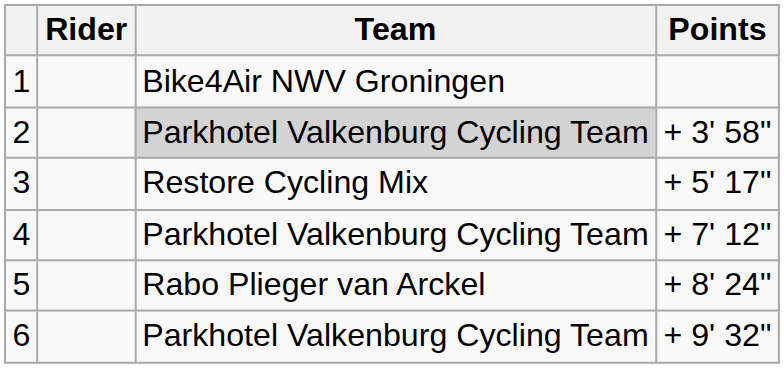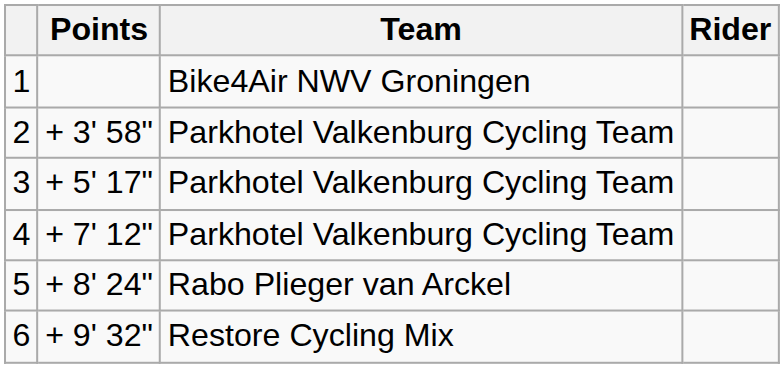columns swapped: (86, 30) <-> (717, 30)
(395, 132) lightgrey background -> (421, 132) no background
(285, 183) Restore Cycling Mix -> (421, 183) Parkhotel Valkenburg Cycling Team
(395, 336) Parkhotel Valkenburg Cycling Team -> (311, 336) Restore Cycling Mix
